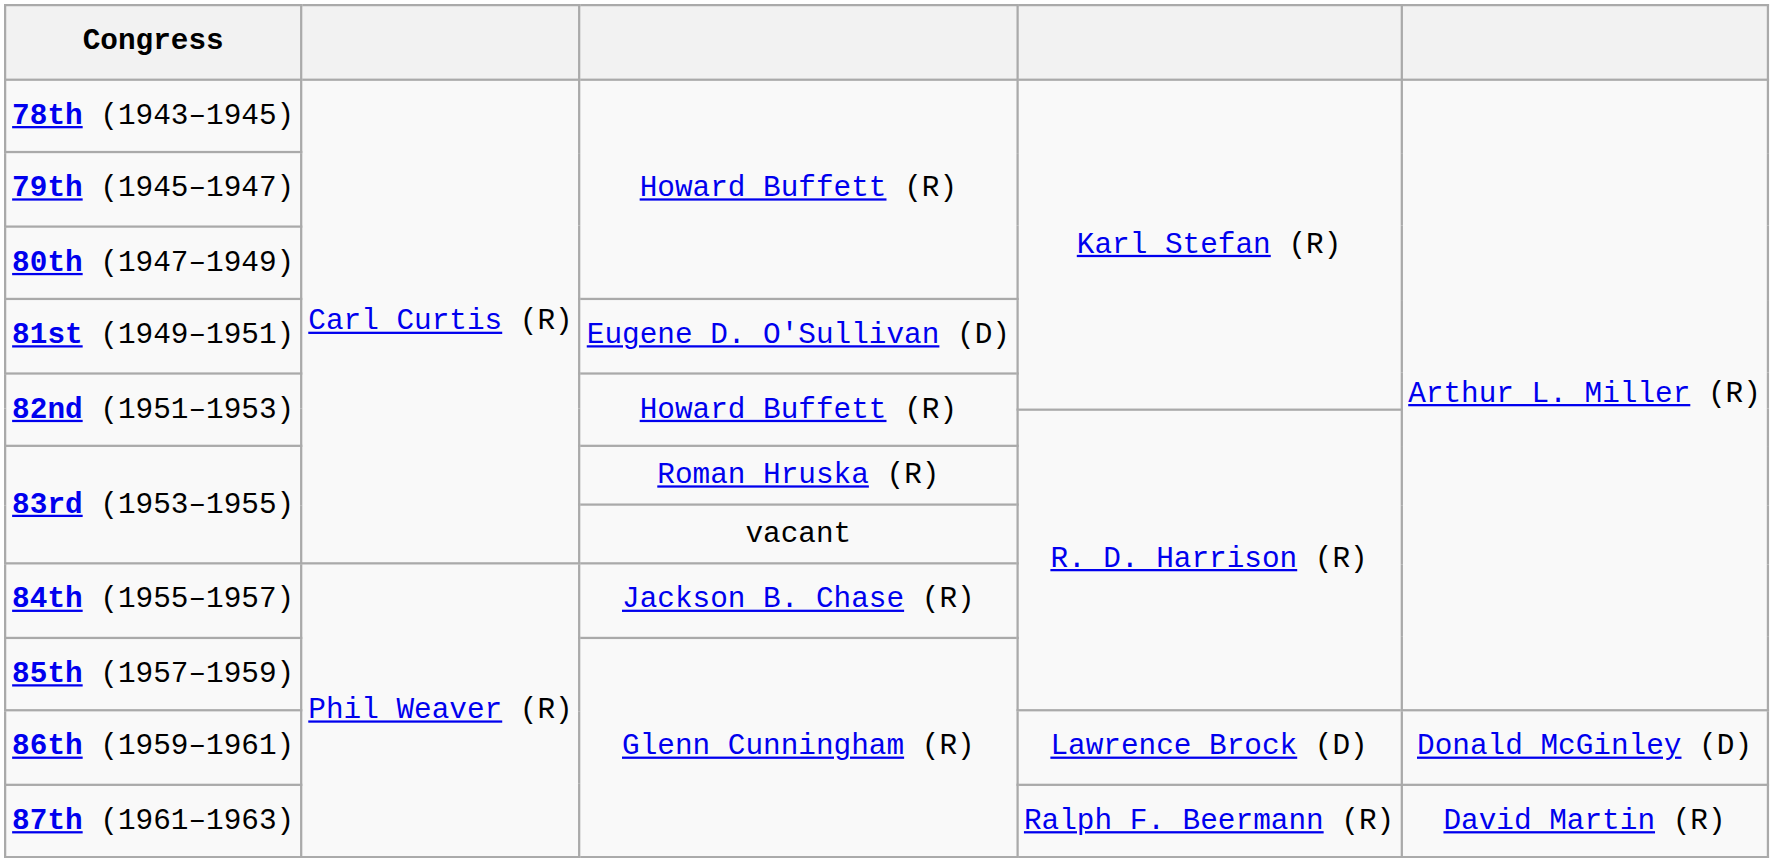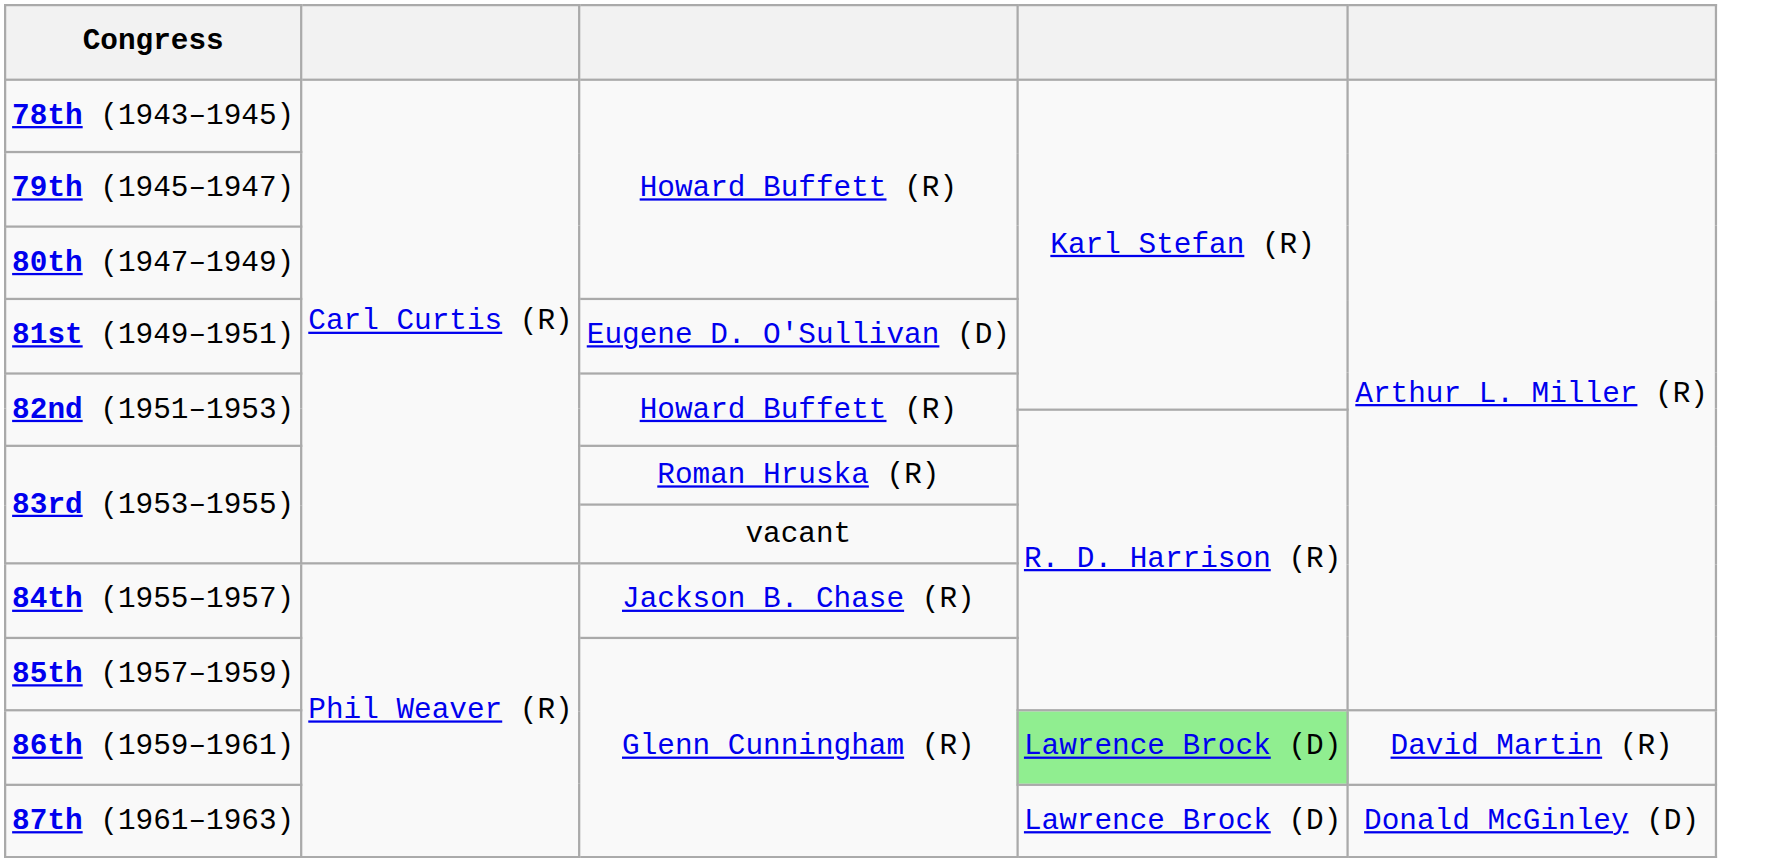(1209, 747) no background -> (1183, 747) lightgreen background
(1585, 747) Donald McGinley (D) -> (1532, 747) David Martin (R)
(1209, 820) Ralph F. Beermann (R) -> (1183, 820) Lawrence Brock (D)
(1585, 820) David Martin (R) -> (1532, 820) Donald McGinley (D)
